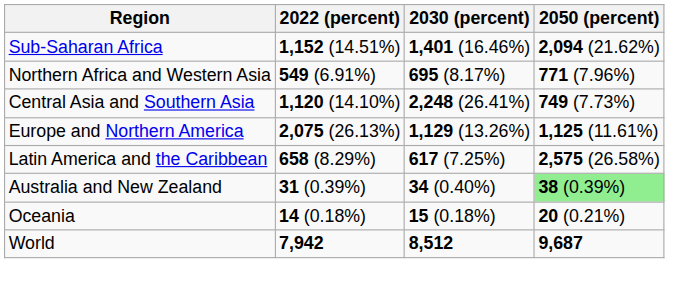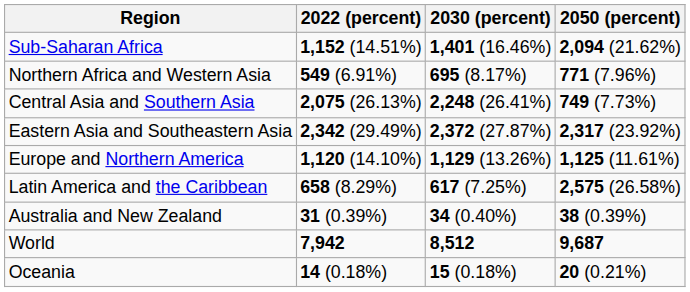(340, 103) 1,120 (14.10%) -> (361, 103) 2,075 (26.13%)
+ row: (150, 131)
(340, 131) 2,075 (26.13%) -> (361, 159) 1,120 (14.10%)
(582, 187) lightgreen background -> (603, 215) no background
rows swapped: (42, 215) <-> (32, 243)
